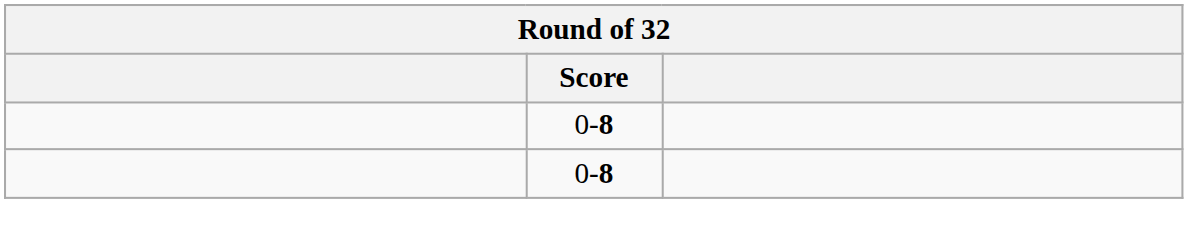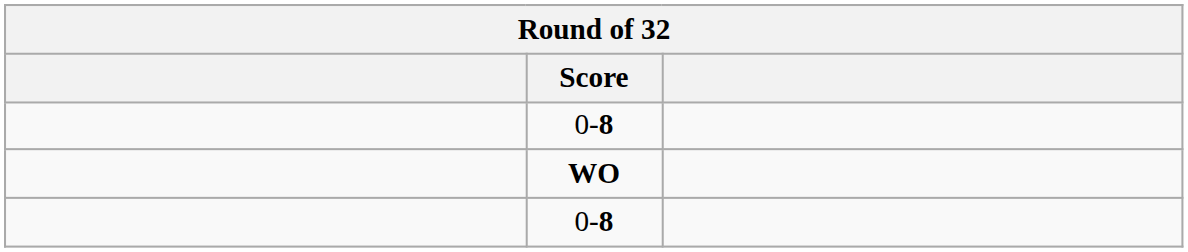+ row: (266, 174)
